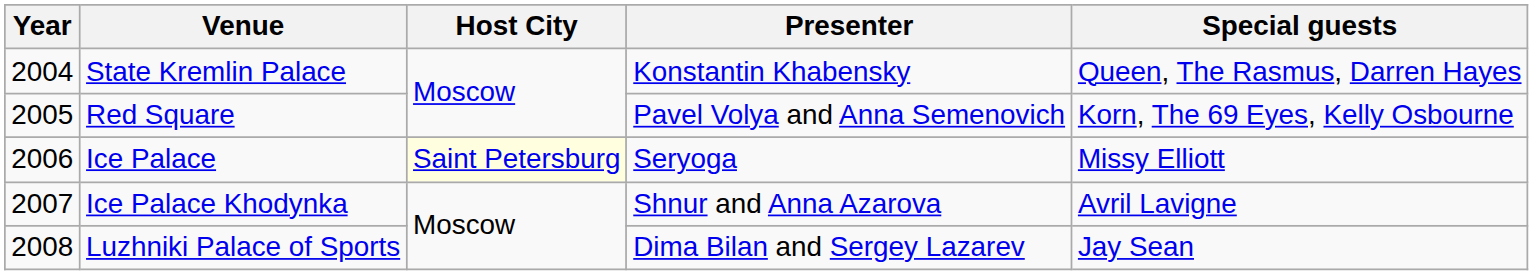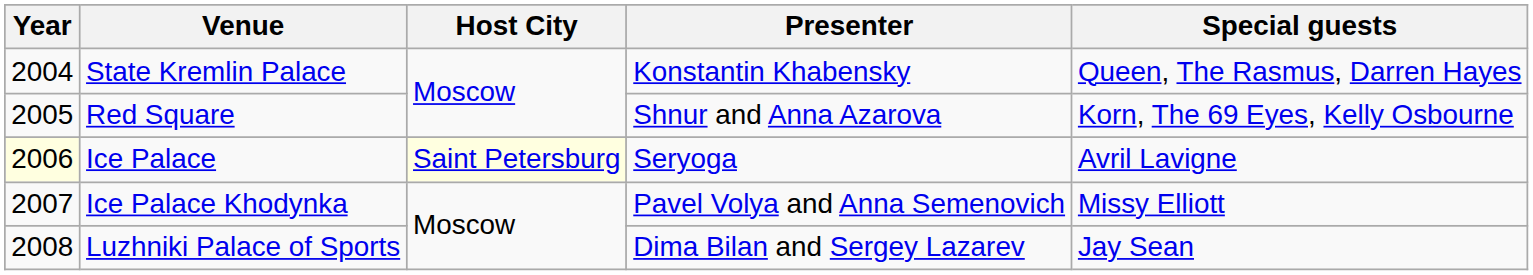(849, 114) Pavel Volya and Anna Semenovich -> (787, 114) Shnur and Anna Azarova
(42, 159) no background -> (42, 159) lightyellow background
(1151, 159) Missy Elliott -> (1157, 159) Avril Lavigne
(787, 203) Shnur and Anna Azarova -> (849, 203) Pavel Volya and Anna Semenovich
(1157, 203) Avril Lavigne -> (1151, 203) Missy Elliott
